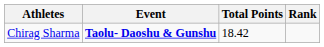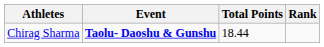(235, 33) 18.42 -> (235, 33) 18.44
